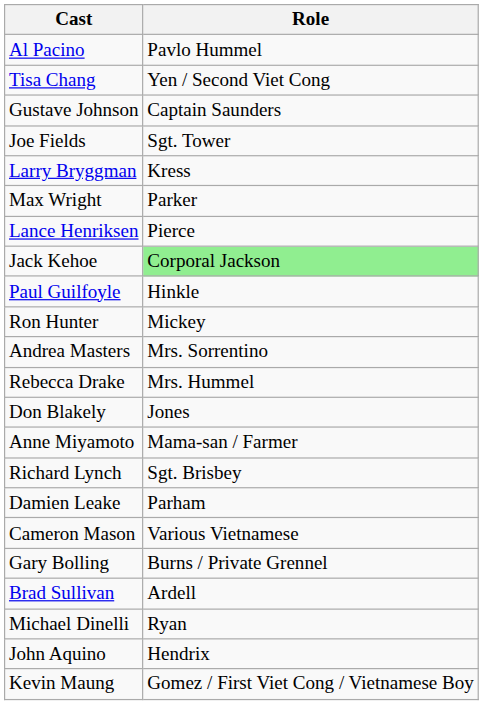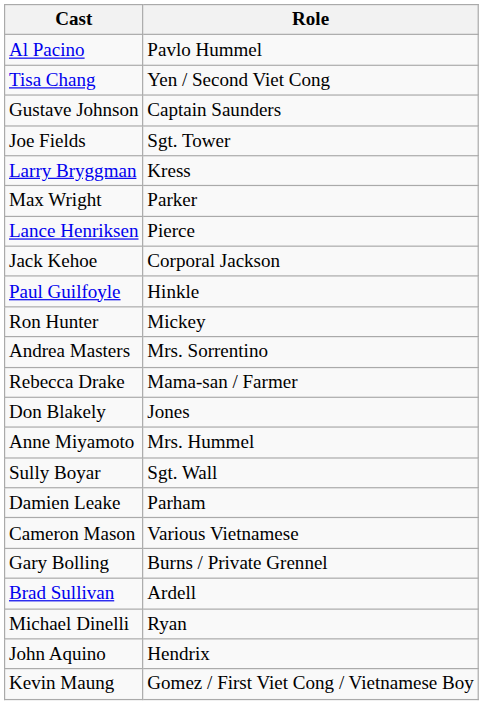(214, 261) lightgreen background -> (214, 261) no background
(201, 381) Mrs. Hummel -> (222, 381) Mama-san / Farmer
(222, 442) Mama-san / Farmer -> (201, 442) Mrs. Hummel
- row: (65, 472)
+ row: (55, 472)
